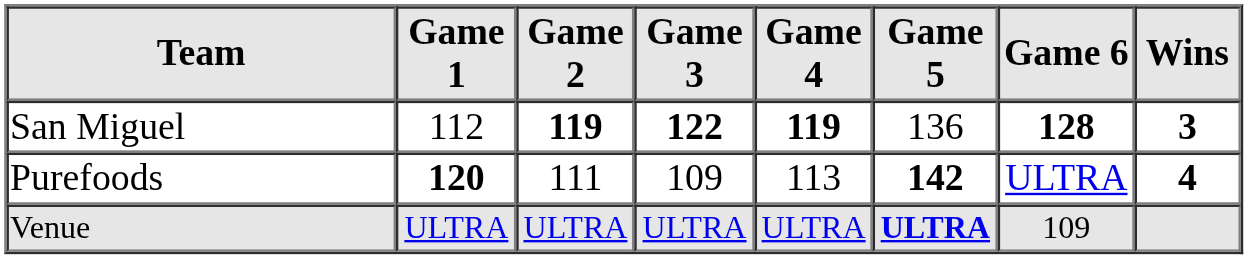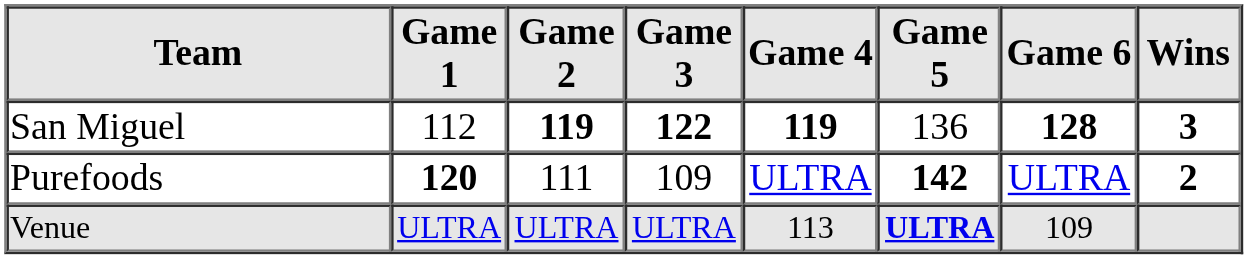(814, 177) 113 -> (810, 177) ULTRA
(1187, 177) 4 -> (1188, 177) 2
(814, 227) ULTRA -> (810, 227) 113
